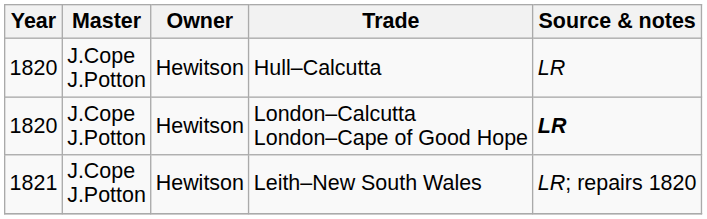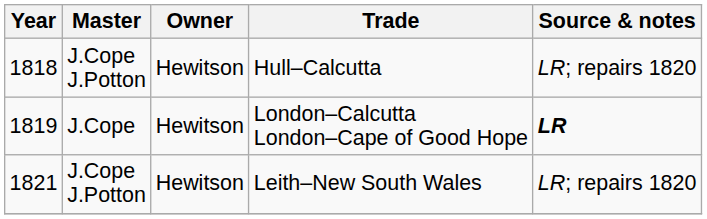(33, 67) 1820 -> (33, 67) 1818
(552, 67) LR -> (617, 67) LR; repairs 1820
(33, 125) 1820 -> (33, 125) 1819
(107, 125) J.Cope J.Potton -> (101, 125) J.Cope
